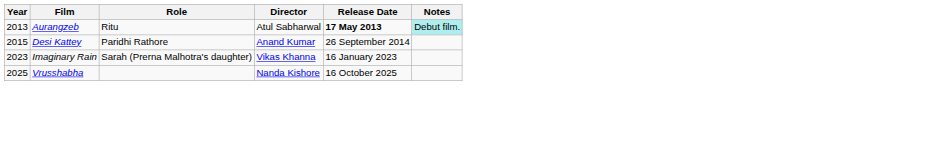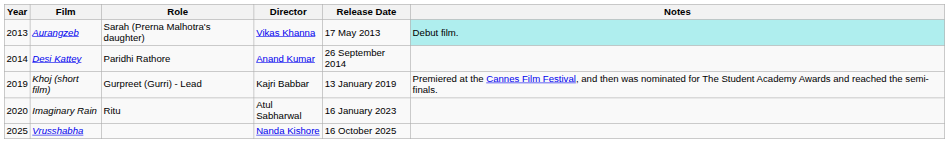(110, 27) Ritu -> (157, 32) Sarah (Prerna Malhotra's daughter)
(289, 27) Atul Sabharwal -> (286, 32) Vikas Khanna
(353, 27) bold -> (352, 32) normal
(17, 42) 2015 -> (17, 58) 2014
+ row: (56, 84)
(17, 57) 2023 -> (17, 110) 2020
(177, 57) Sarah (Prerna Malhotra's daughter) -> (112, 110) Ritu
(286, 57) Vikas Khanna -> (279, 110) Atul Sabharwal
